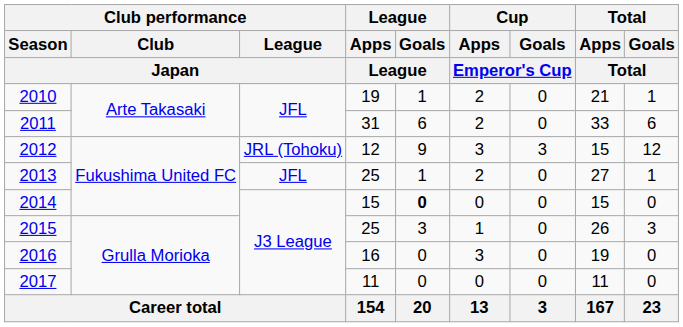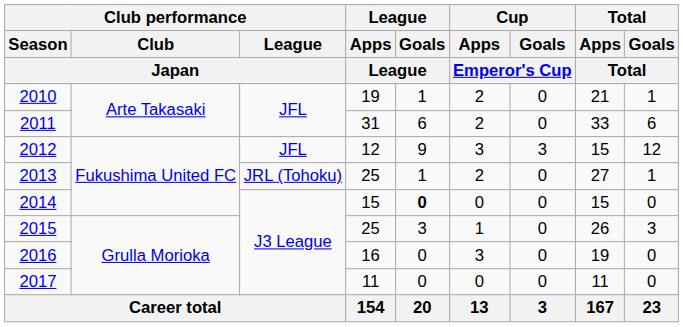(293, 149) JRL (Tohoku) -> (293, 149) JFL
(293, 176) JFL -> (293, 176) JRL (Tohoku)
